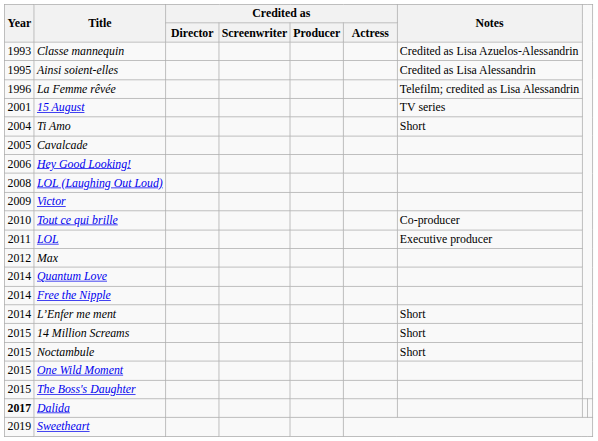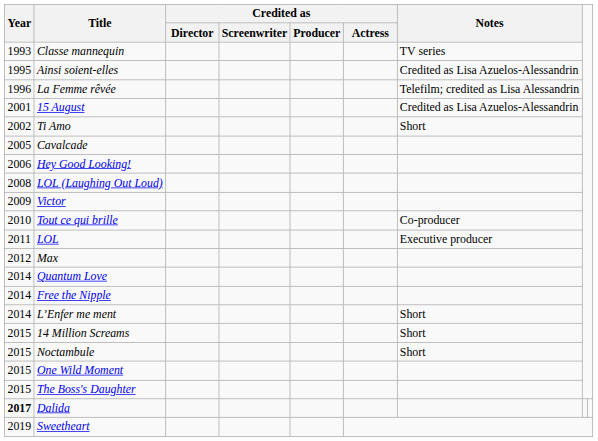(489, 51) Credited as Lisa Azuelos-Alessandrin -> (423, 51) TV series
(468, 70) Credited as Lisa Alessandrin -> (489, 70) Credited as Lisa Azuelos-Alessandrin
(423, 107) TV series -> (489, 107) Credited as Lisa Azuelos-Alessandrin
(19, 126) 2004 -> (19, 126) 2002
